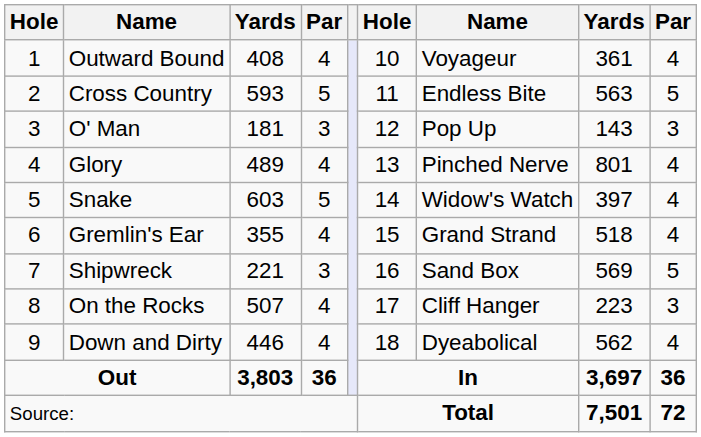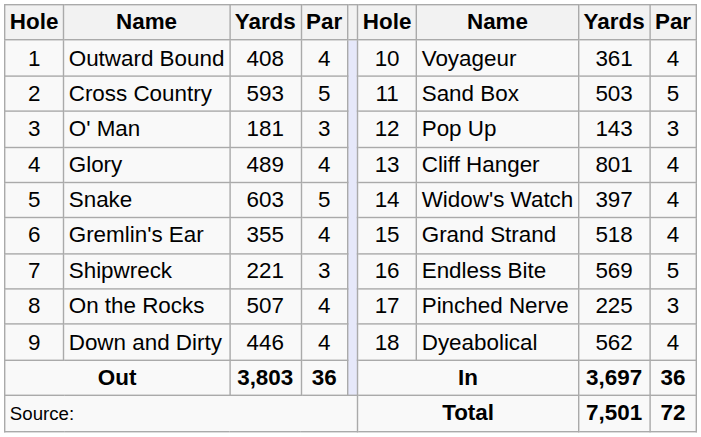(484, 93) Endless Bite -> (470, 93) Sand Box
(614, 93) 563 -> (614, 93) 503
(495, 164) Pinched Nerve -> (481, 164) Cliff Hanger
(470, 270) Sand Box -> (484, 270) Endless Bite
(481, 306) Cliff Hanger -> (495, 306) Pinched Nerve
(614, 306) 223 -> (614, 306) 225
